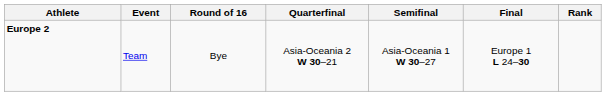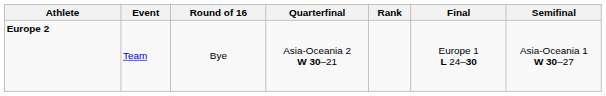columns swapped: (416, 13) <-> (580, 13)
